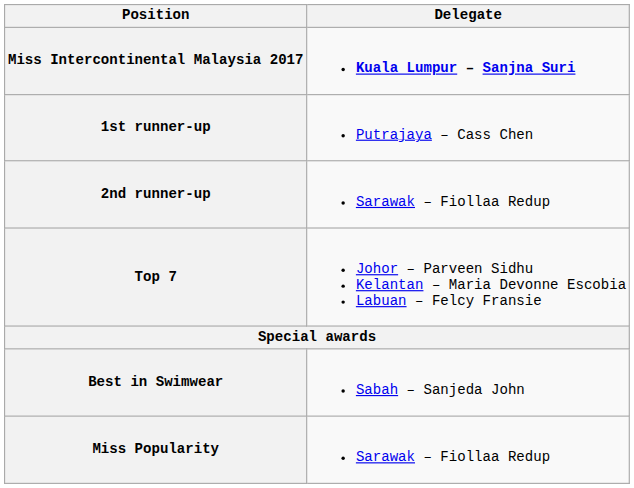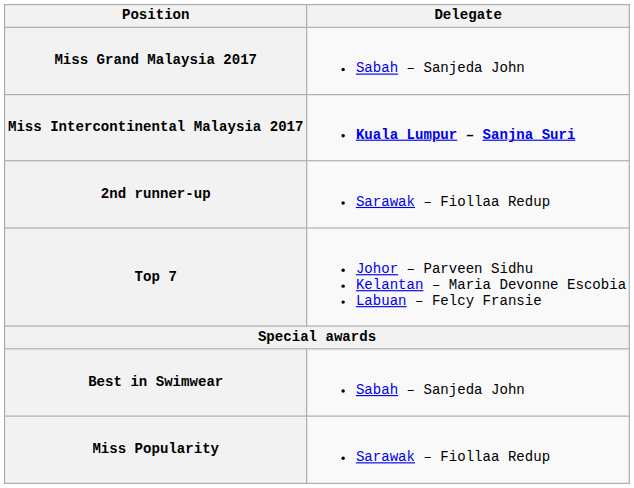+ row: (156, 61)
- row: (156, 128)
